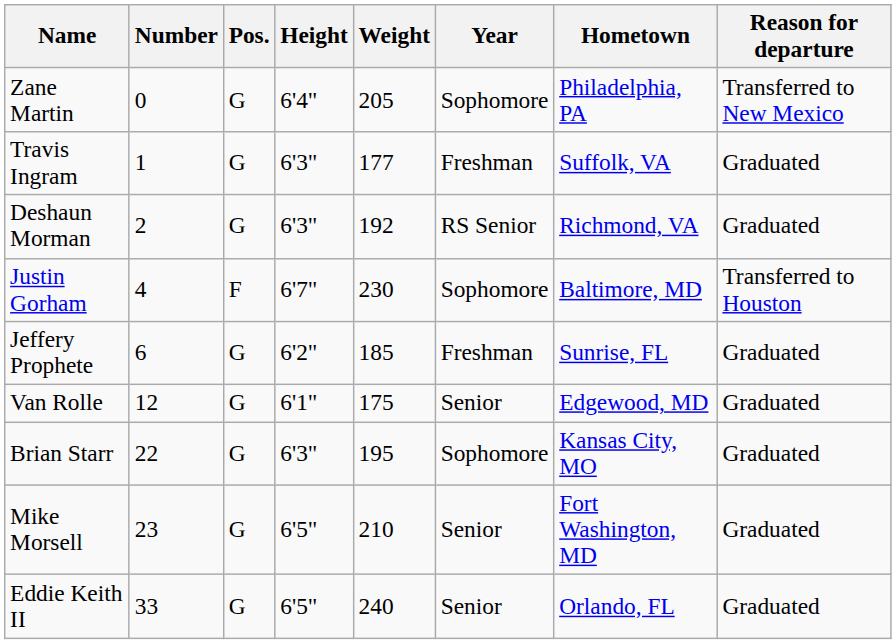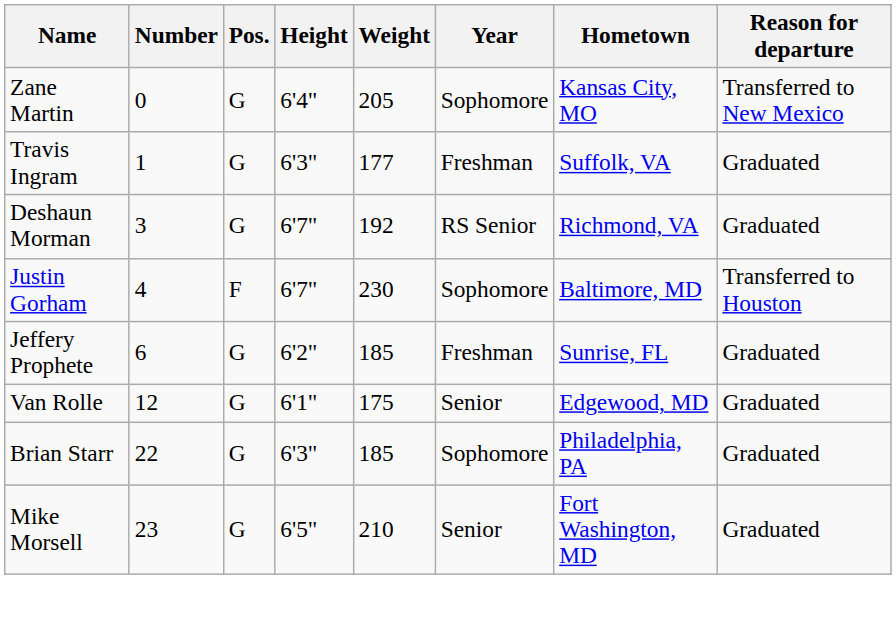(620, 99) Philadelphia, PA -> (618, 99) Kansas City, MO
(141, 226) 2 -> (141, 226) 3
(299, 226) 6'3" -> (299, 226) 6'7"
(376, 453) 195 -> (376, 453) 185
(618, 453) Kansas City, MO -> (620, 453) Philadelphia, PA
- row: (66, 606)
